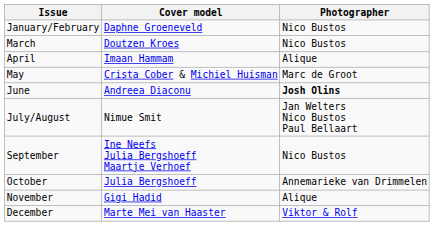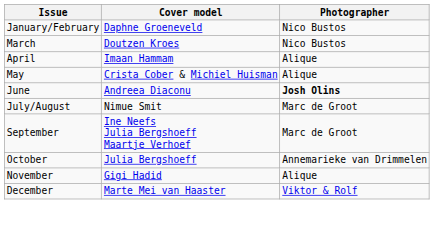(320, 75) Marc de Groot -> (300, 75) Alique
(320, 117) Jan Welters Nico Bustos Paul Bellaart -> (320, 106) Marc de Groot
(314, 155) Nico Bustos -> (320, 133) Marc de Groot
